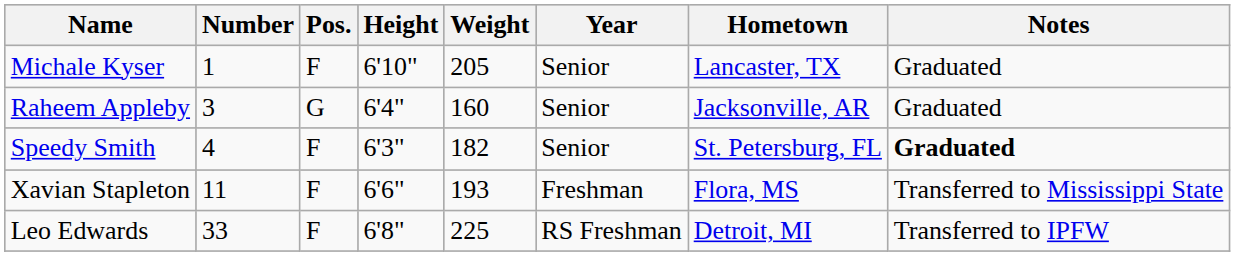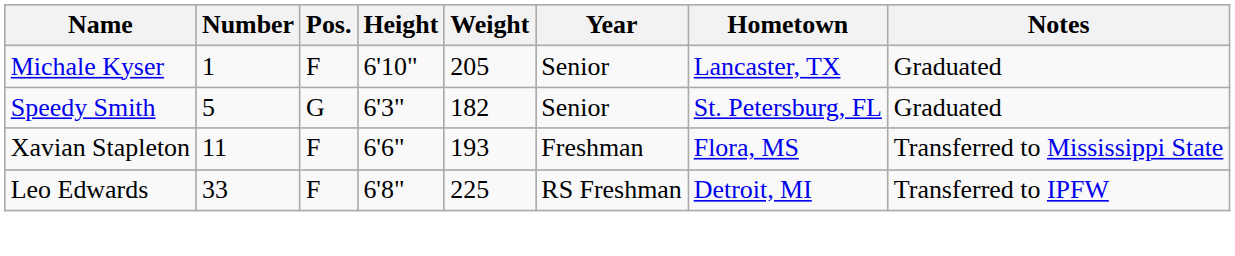- row: (100, 107)
(208, 148) 4 -> (208, 107) 5
(313, 148) F -> (315, 107) G
(954, 148) bold -> (948, 107) normal
